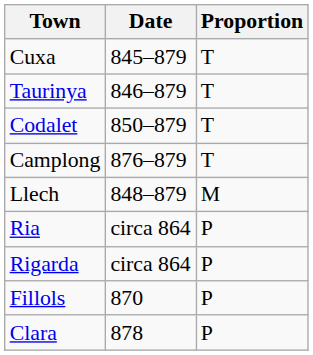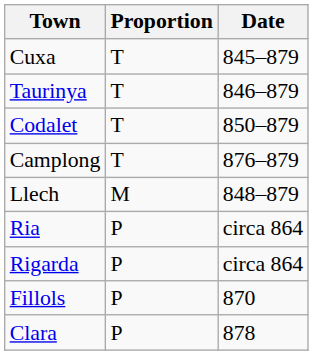columns swapped: (151, 21) <-> (252, 21)
